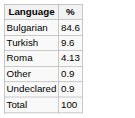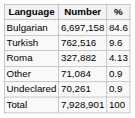+ column: (83, 12)
